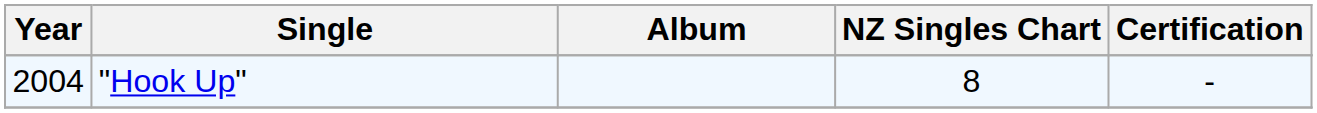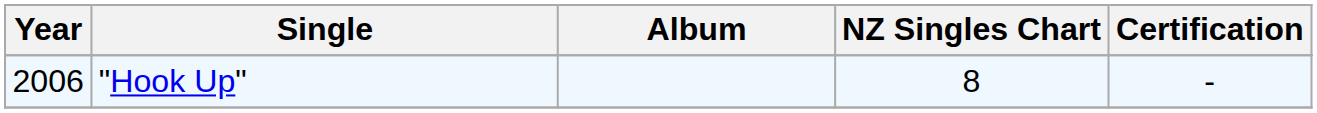(48, 81) 2004 -> (48, 81) 2006
